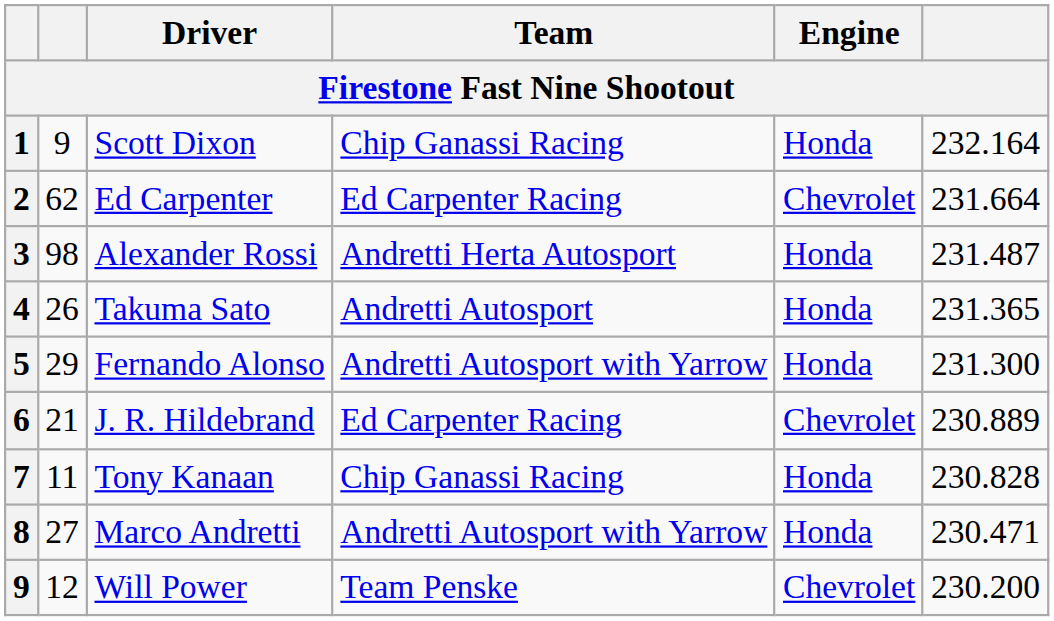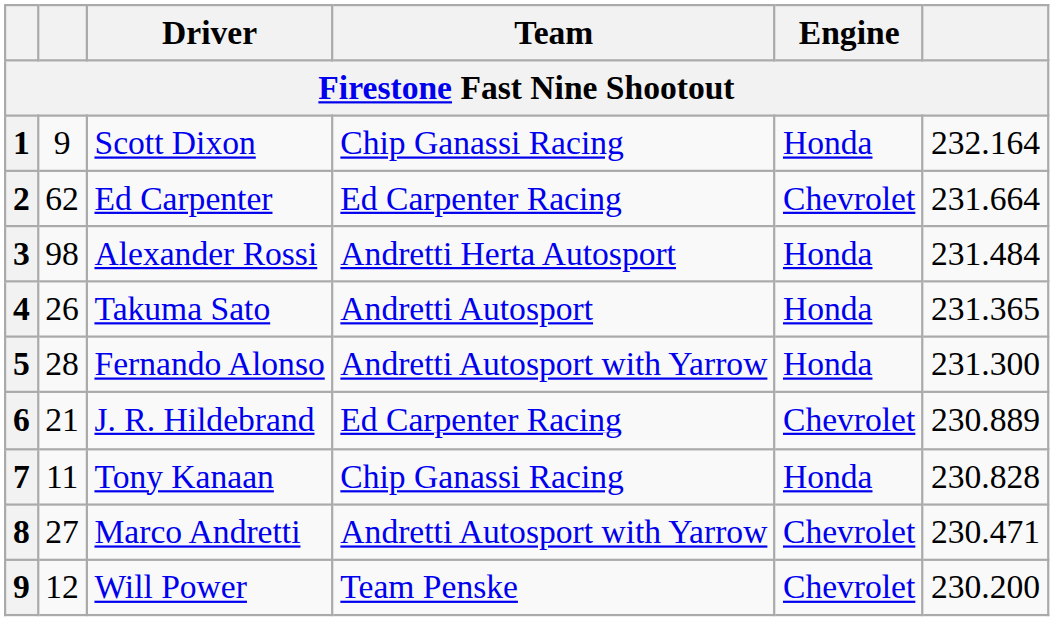(985, 253) 231.487 -> (985, 253) 231.484
(62, 364) 29 -> (62, 364) 28
(828, 530) Honda -> (849, 530) Chevrolet
